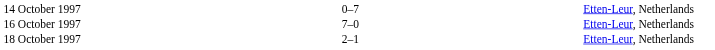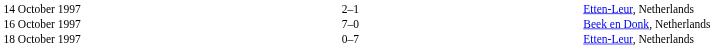(350, 9) 0–7 -> (350, 9) 2–1
(639, 24) Etten-Leur, Netherlands -> (647, 24) Beek en Donk, Netherlands
(350, 39) 2–1 -> (350, 39) 0–7
